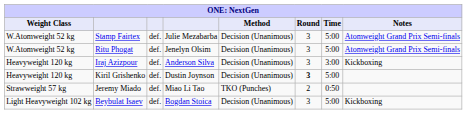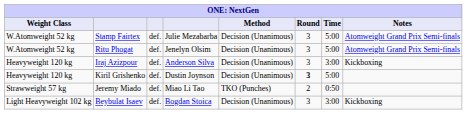(332, 102) 5:00 -> (332, 102) 3:00
